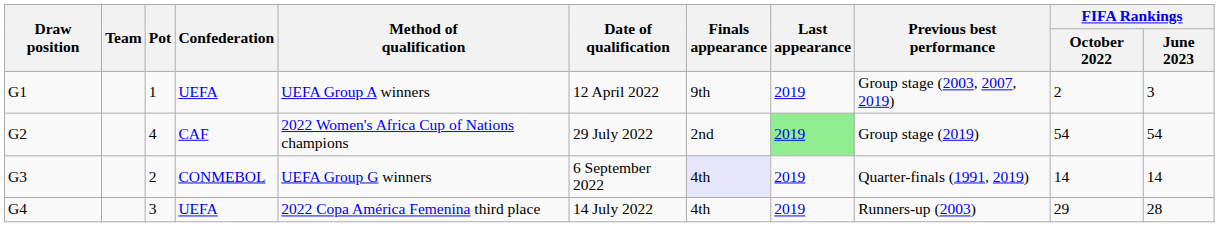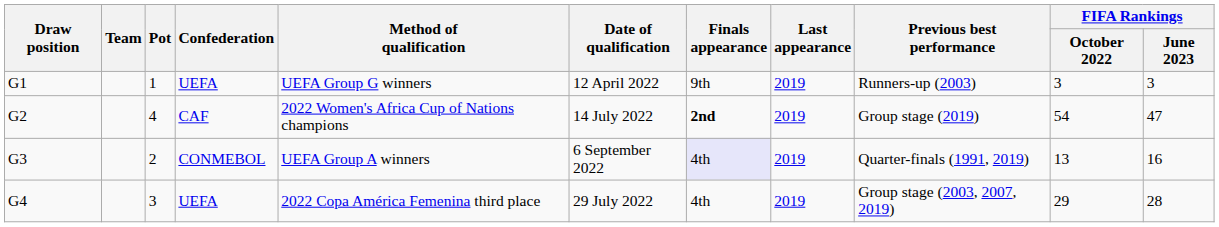(355, 92) UEFA Group A winners -> (356, 83) UEFA Group G winners
(937, 92) Group stage (2003, 2007, 2019) -> (917, 83) Runners-up (2003)
(1058, 92) 2 -> (1058, 83) 3
(613, 134) 29 July 2022 -> (613, 116) 14 July 2022
(702, 134) normal -> (703, 116) bold
(790, 134) lightgreen background -> (790, 116) no background
(1154, 134) 54 -> (1154, 116) 47
(356, 176) UEFA Group G winners -> (355, 158) UEFA Group A winners
(1061, 176) 14 -> (1061, 158) 13
(1154, 176) 14 -> (1154, 158) 16
(613, 209) 14 July 2022 -> (613, 200) 29 July 2022
(917, 209) Runners-up (2003) -> (937, 200) Group stage (2003, 2007, 2019)
